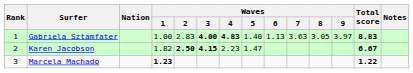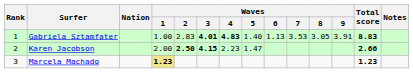(208, 36) 4.00 -> (208, 36) 4.01
(298, 36) 3.63 -> (298, 36) 3.53
(343, 36) 3.97 -> (343, 36) 3.91
(163, 49) 1.82 -> (163, 49) 2.00
(368, 49) 6.67 -> (368, 49) 2.66
(163, 62) no background -> (163, 62) khaki background
(368, 62) 1.22 -> (368, 62) 1.23
